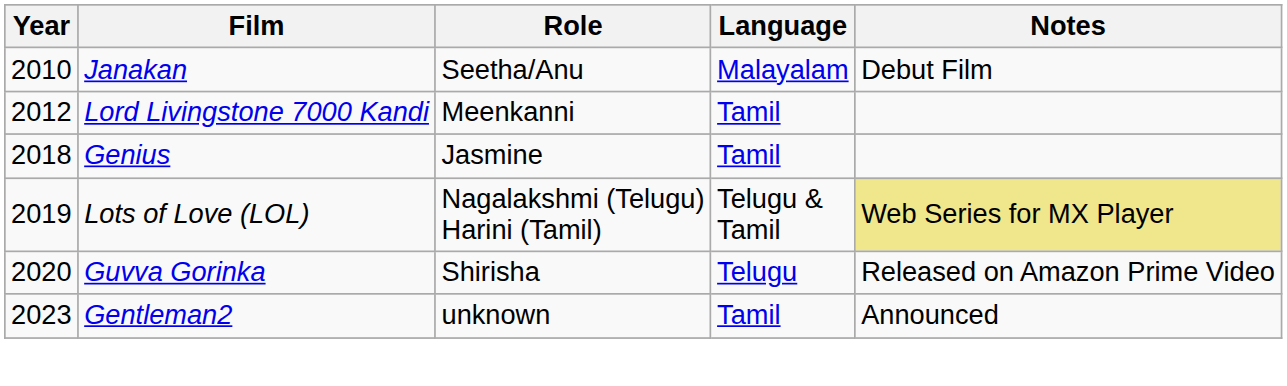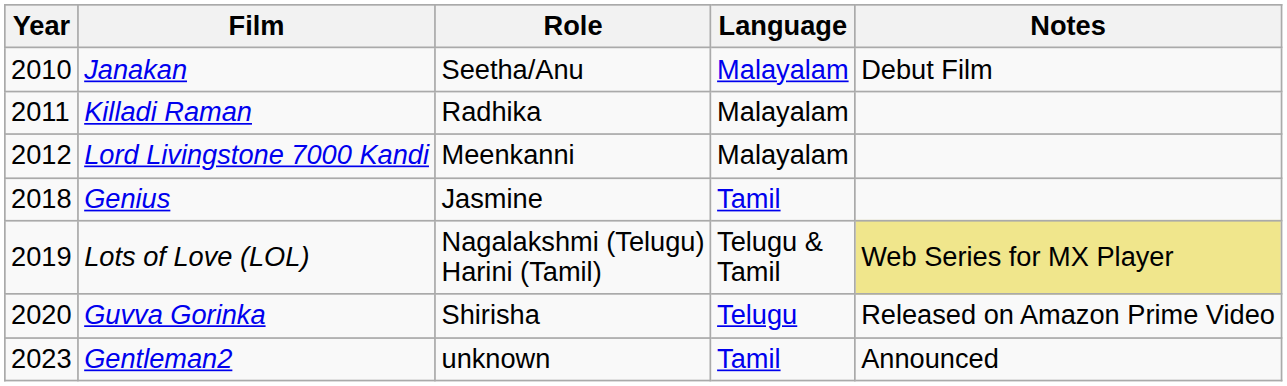+ row: (168, 112)
(749, 112) Tamil -> (783, 155) Malayalam
